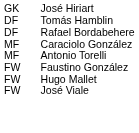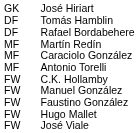+ row: (71, 44)
+ row: (74, 79)
+ row: (81, 91)
